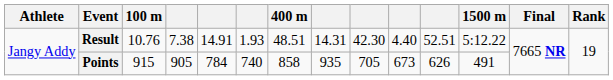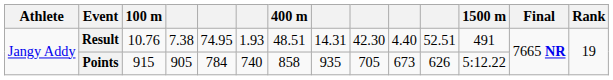(217, 40) 14.91 -> (217, 40) 74.95
(484, 40) 5:12.22 -> (484, 40) 491
(484, 63) 491 -> (484, 63) 5:12.22
